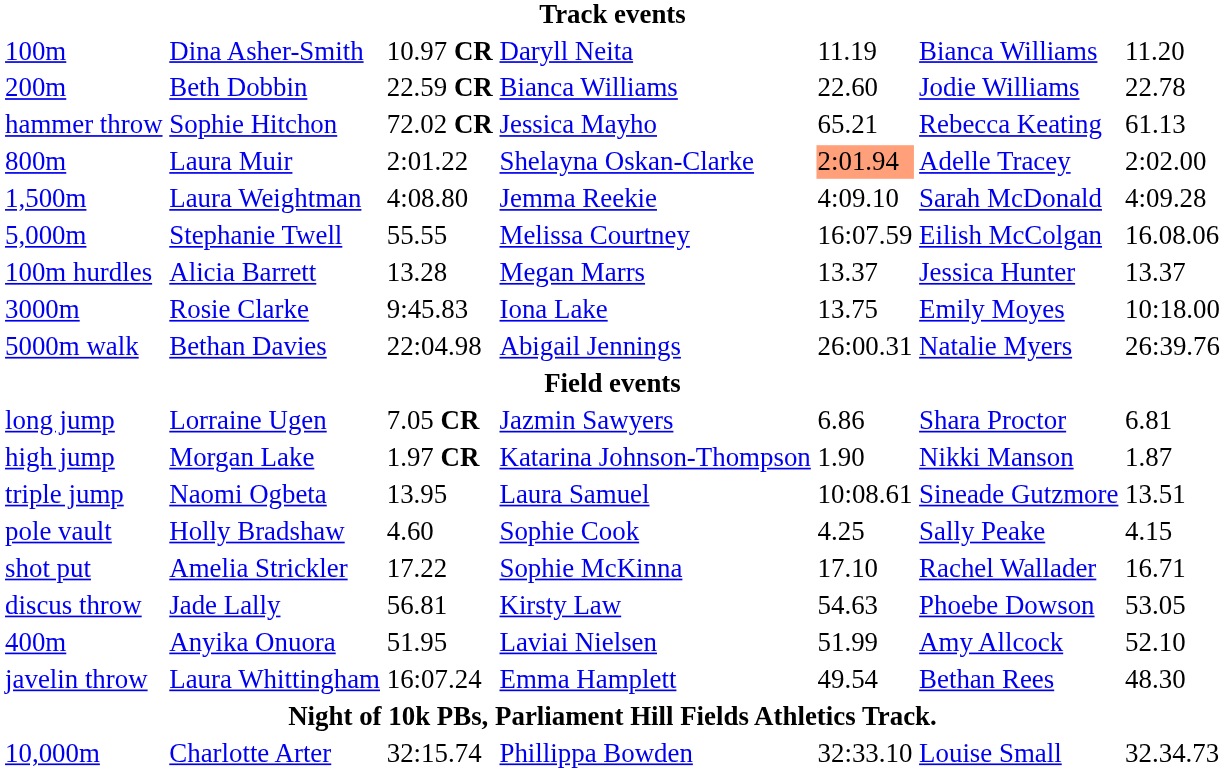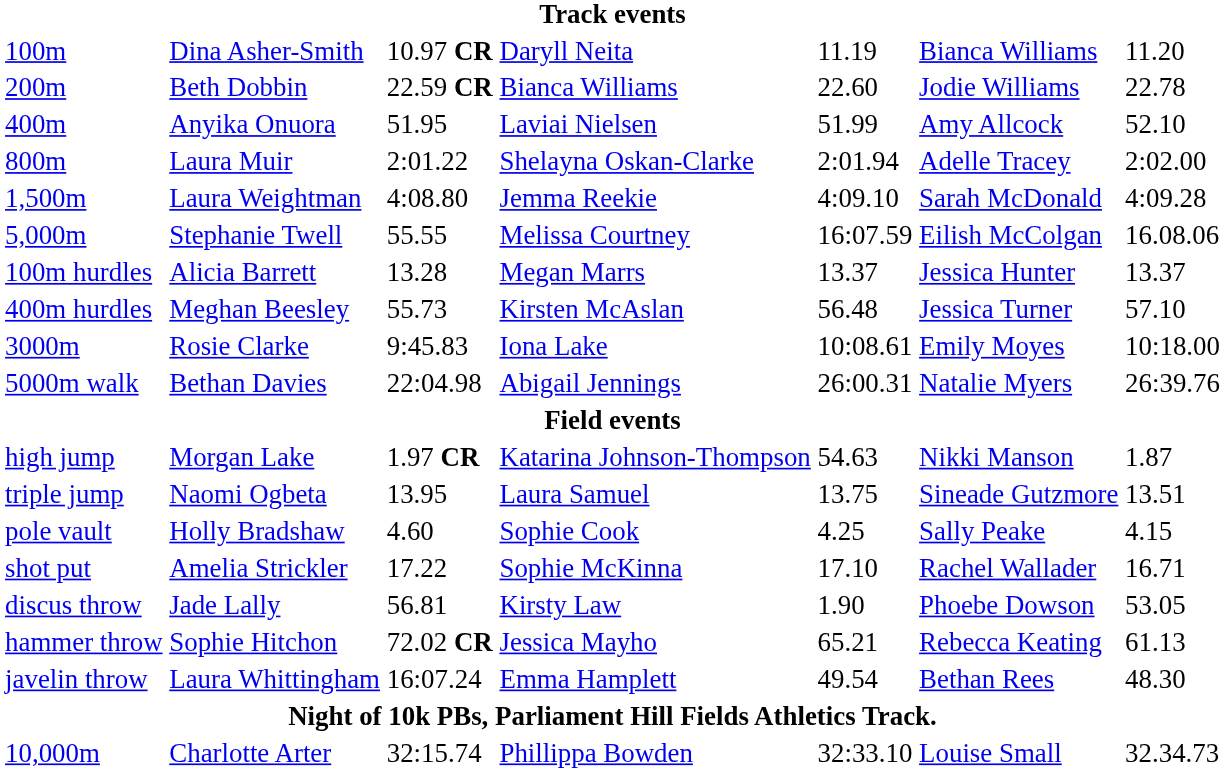rows swapped: (36, 642) <-> (84, 124)
(858, 161) lightsalmon background -> (858, 161) no background
+ row: (79, 309)
(848, 309) 13.75 -> (865, 346) 10:08.61
- row: (60, 420)
(841, 457) 1.90 -> (848, 457) 54.63
(865, 494) 10:08.61 -> (848, 494) 13.75
(848, 605) 54.63 -> (841, 605) 1.90
